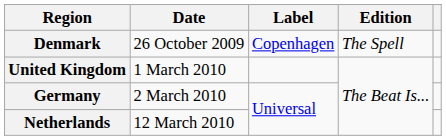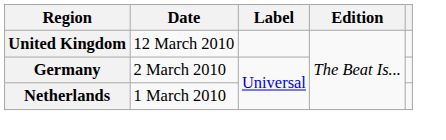- row: (67, 43)
(180, 69) 1 March 2010 -> (184, 43) 12 March 2010
(184, 122) 12 March 2010 -> (180, 95) 1 March 2010
